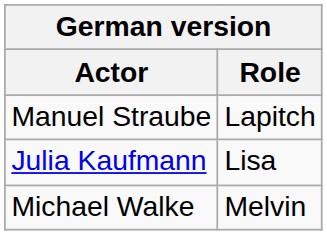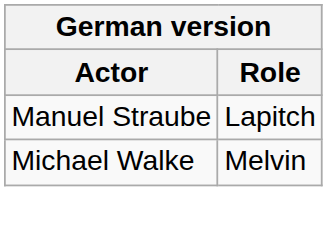- row: (109, 161)
